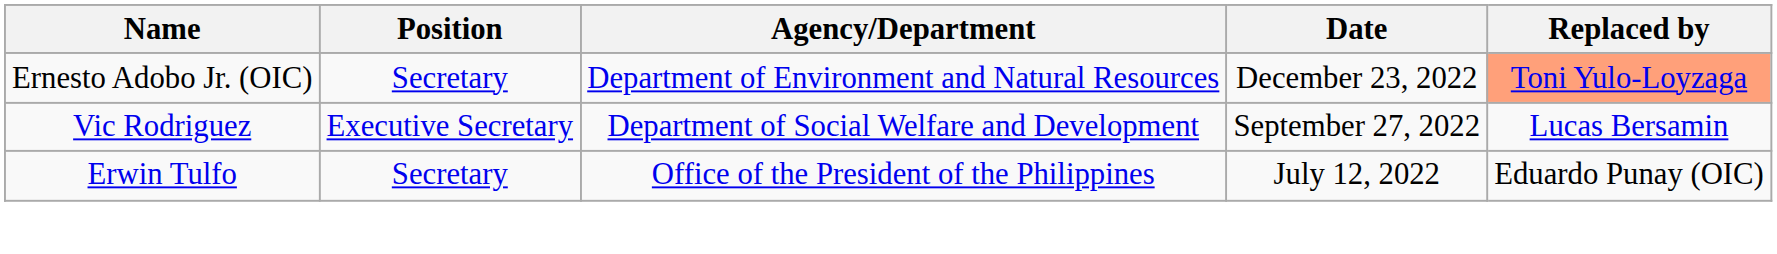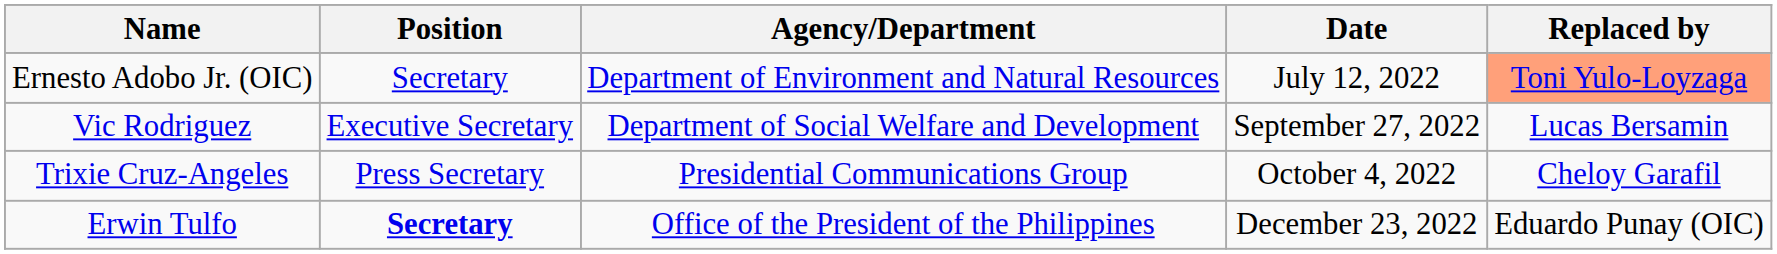(1357, 77) December 23, 2022 -> (1357, 77) July 12, 2022
+ row: (162, 175)
(450, 175) normal -> (450, 223) bold
(1357, 175) July 12, 2022 -> (1357, 223) December 23, 2022
